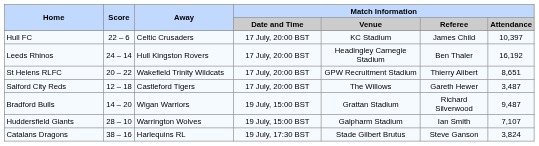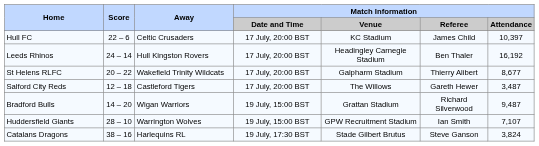(371, 73) GPW Recruitment Stadium -> (371, 73) Galpharm Stadium
(511, 73) 8,651 -> (511, 73) 8,677
(371, 121) Galpharm Stadium -> (371, 121) GPW Recruitment Stadium
